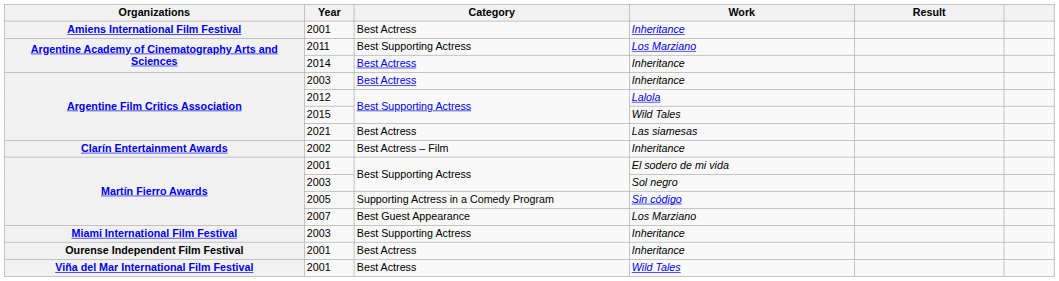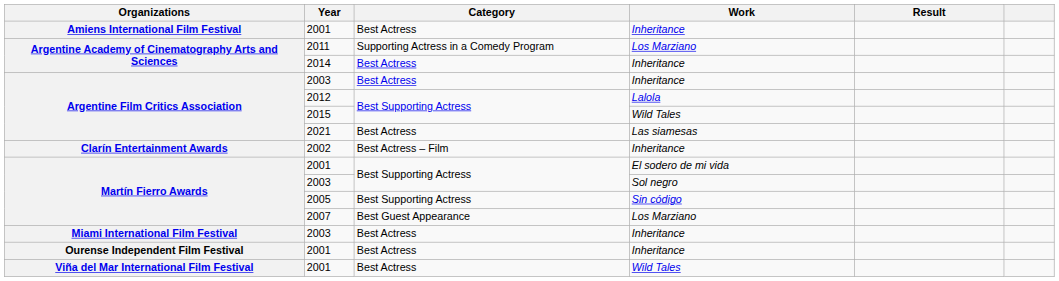(414, 47) Best Supporting Actress -> (455, 47) Supporting Actress in a Comedy Program
(455, 200) Supporting Actress in a Comedy Program -> (414, 200) Best Supporting Actress
(414, 234) Best Supporting Actress -> (387, 234) Best Actress
